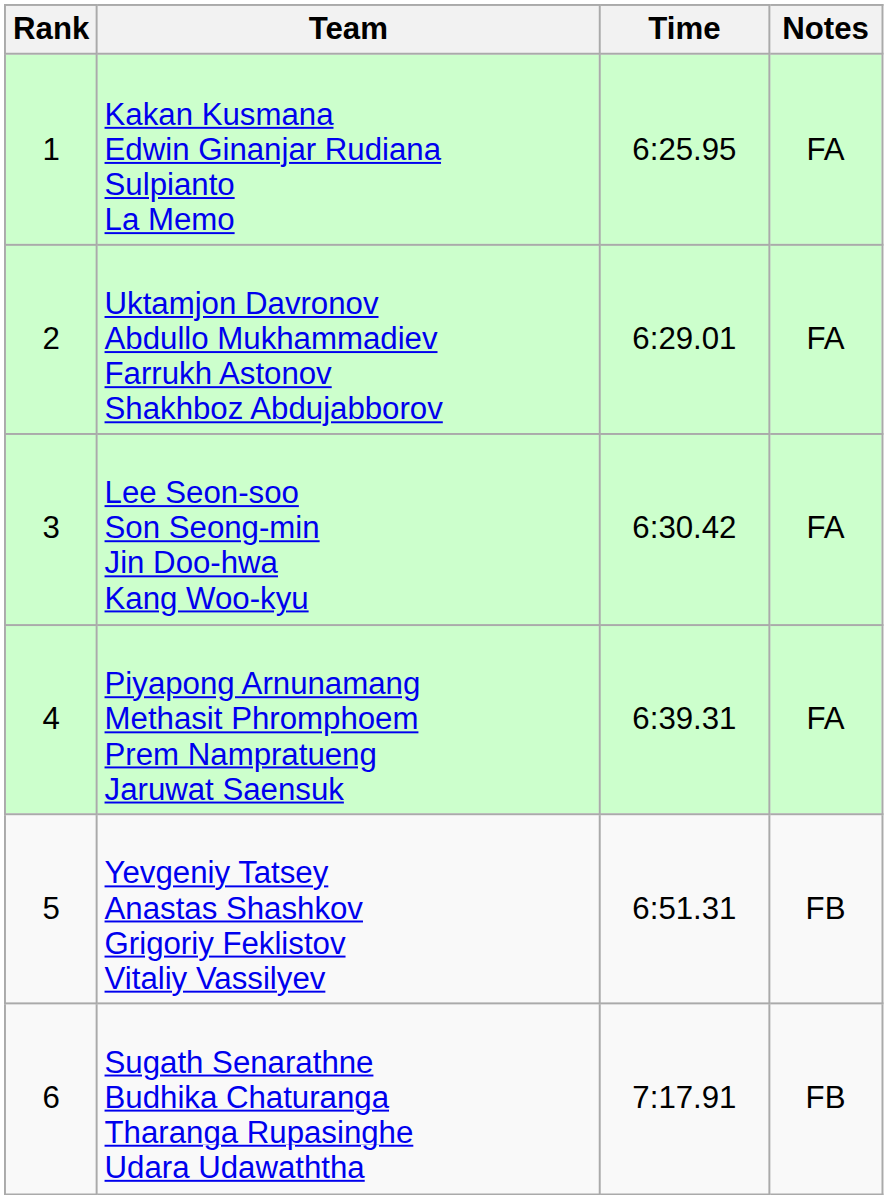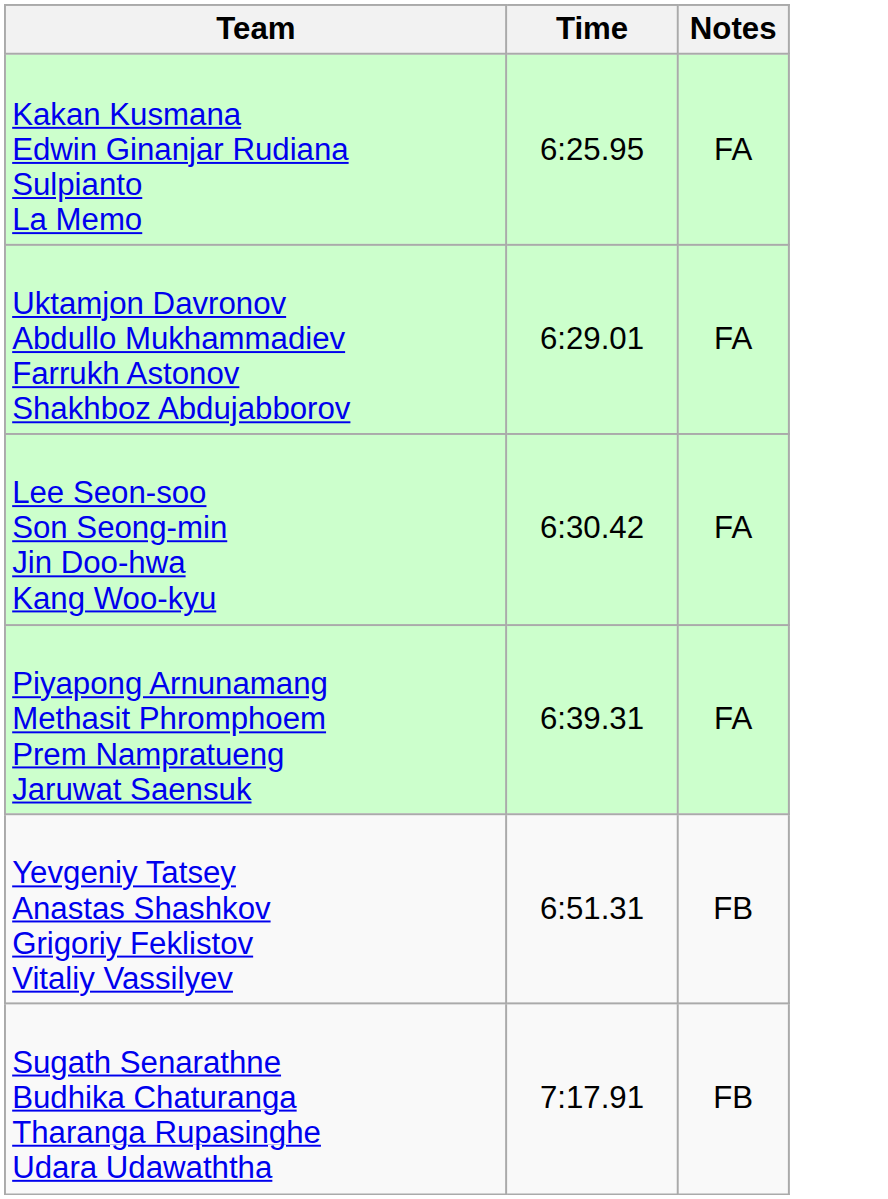- column: (51, 29)
